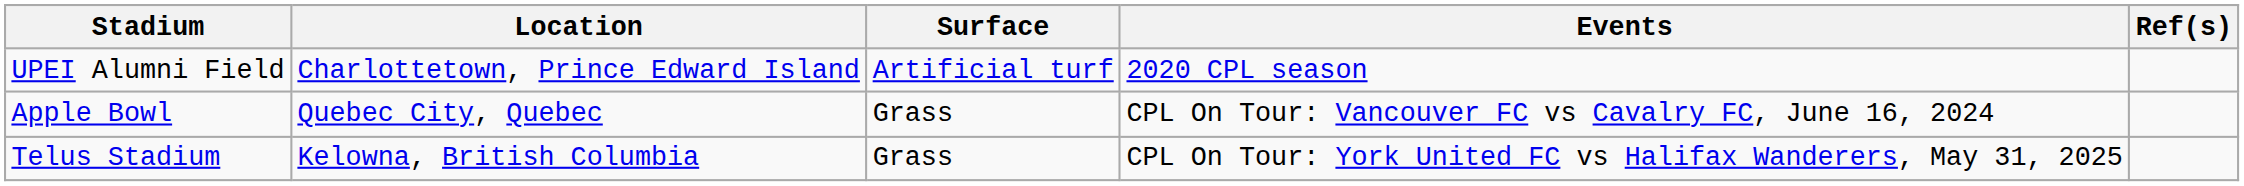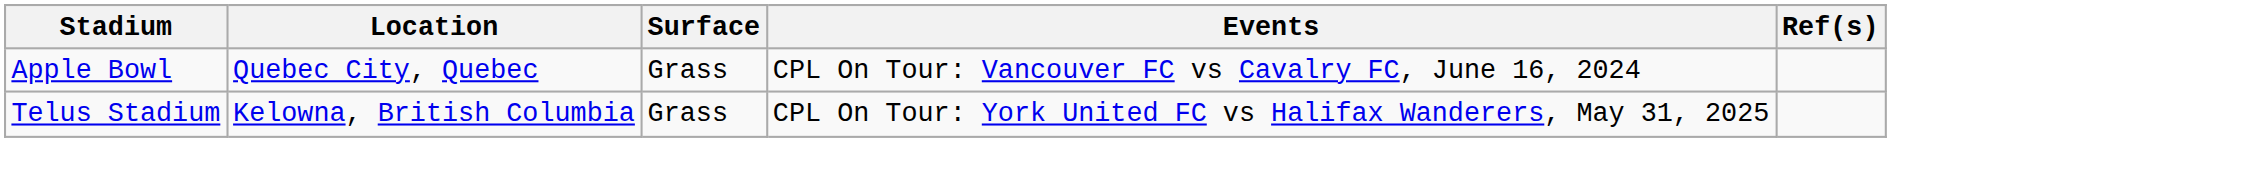- row: (148, 70)
